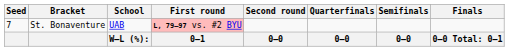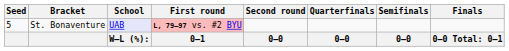(9, 25) 7 -> (9, 25) 5
(117, 25) no background -> (117, 25) lavender background
